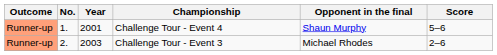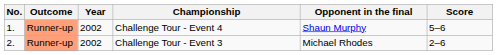columns swapped: (31, 12) <-> (68, 12)
(91, 27) 2001 -> (91, 27) 2002
(91, 43) 2003 -> (91, 43) 2002
